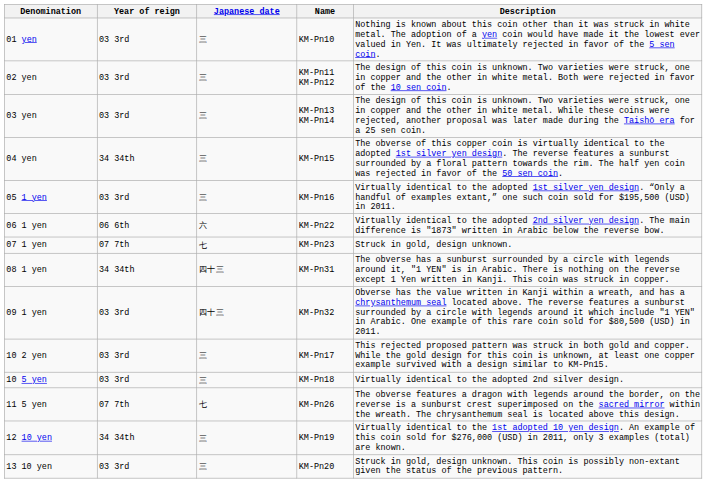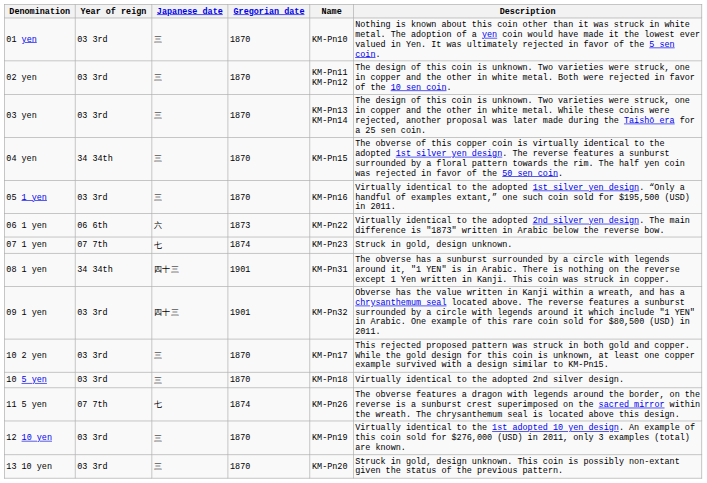+ column: (269, 11)
(117, 438) 34 34th -> (92, 438) 03 3rd
